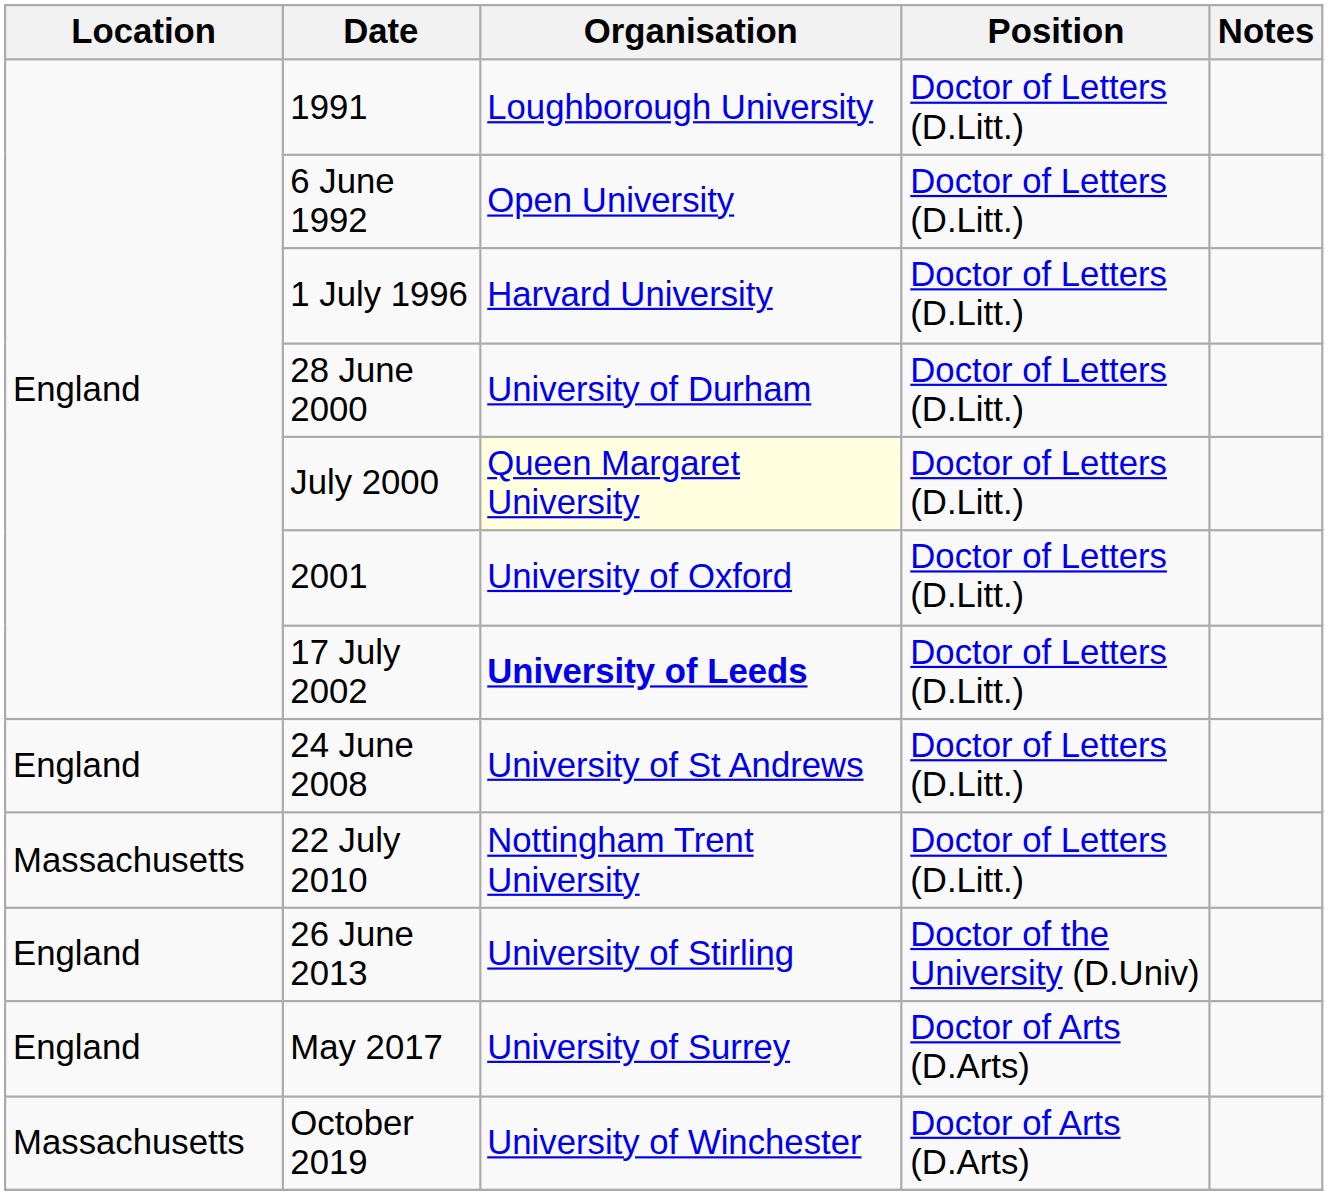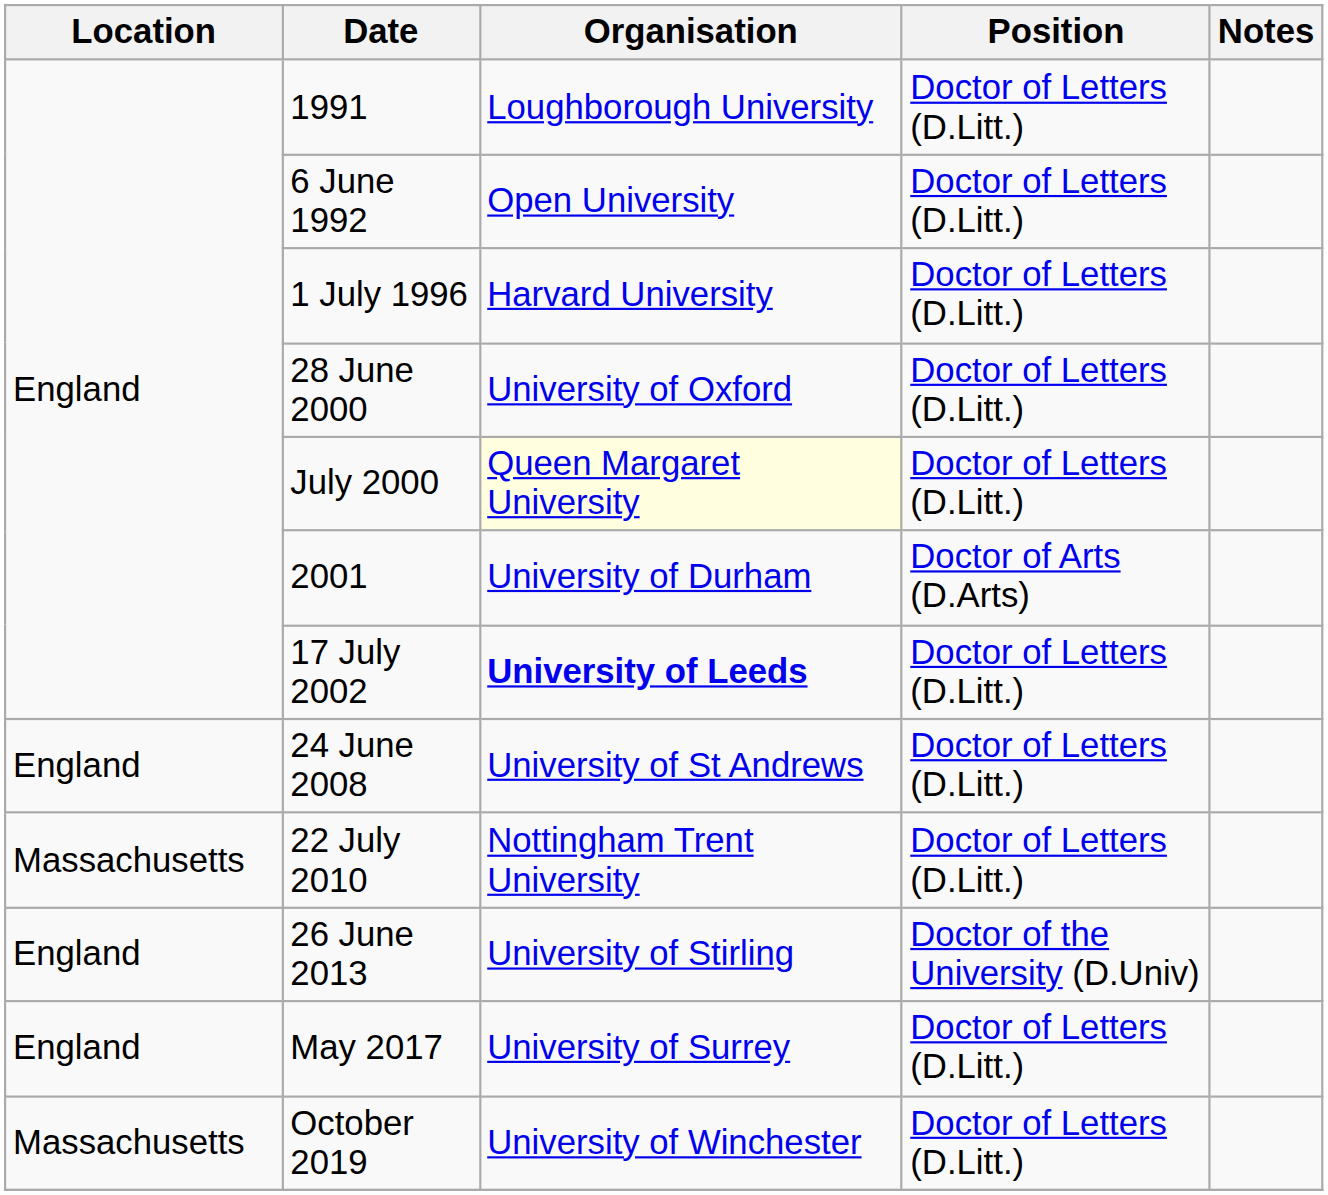(649, 388) University of Durham -> (640, 388) University of Oxford
(640, 577) University of Oxford -> (649, 577) University of Durham
(1039, 577) Doctor of Letters (D.Litt.) -> (1015, 577) Doctor of Arts (D.Arts)
(1015, 1047) Doctor of Arts (D.Arts) -> (1039, 1047) Doctor of Letters (D.Litt.)
(1015, 1141) Doctor of Arts (D.Arts) -> (1039, 1141) Doctor of Letters (D.Litt.)
